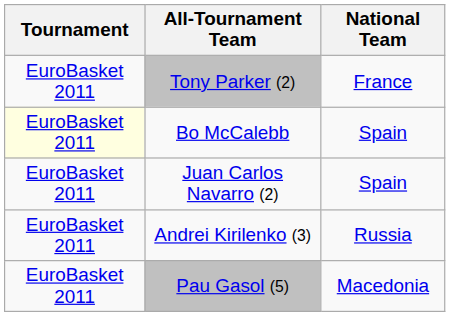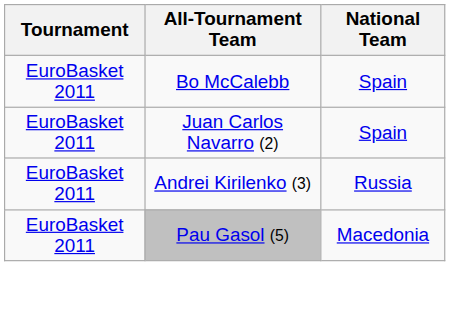- row: (233, 81)
(75, 132) lightyellow background -> (75, 81) no background
